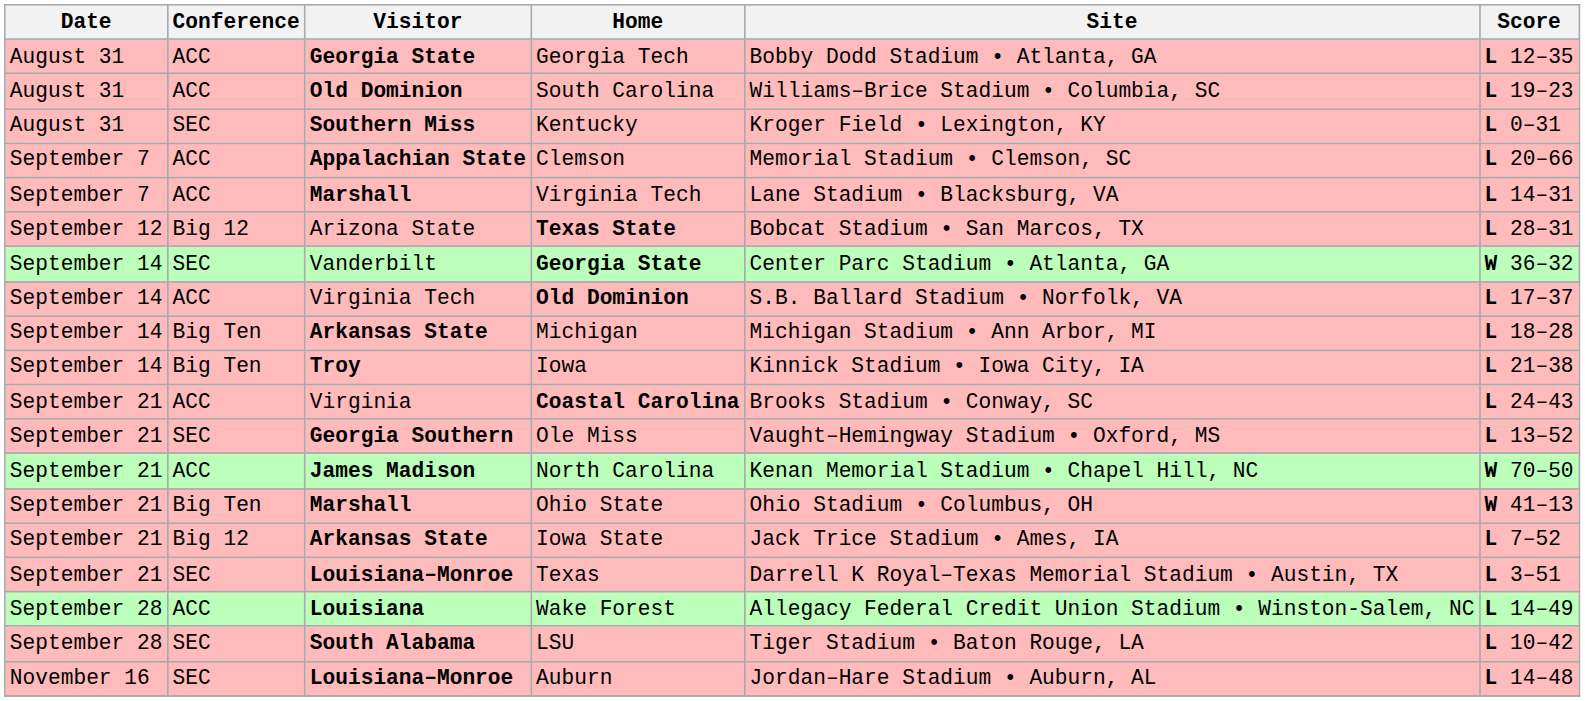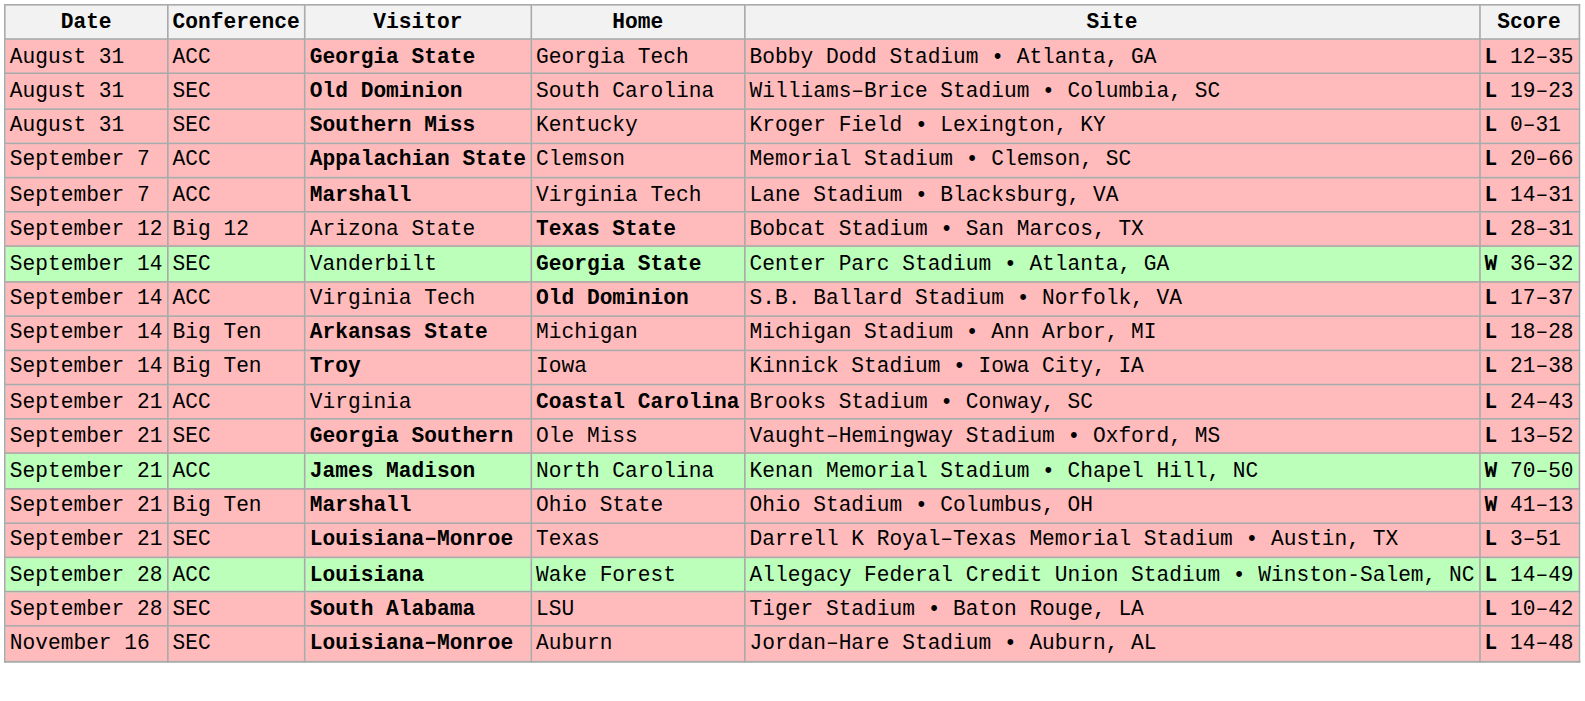(192, 91) ACC -> (192, 91) SEC
- row: (600, 540)
